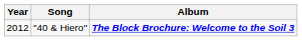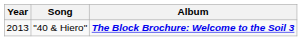(18, 28) 2012 -> (18, 28) 2013
